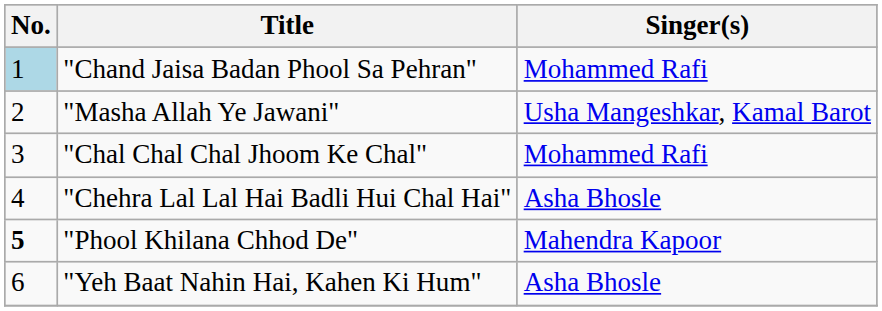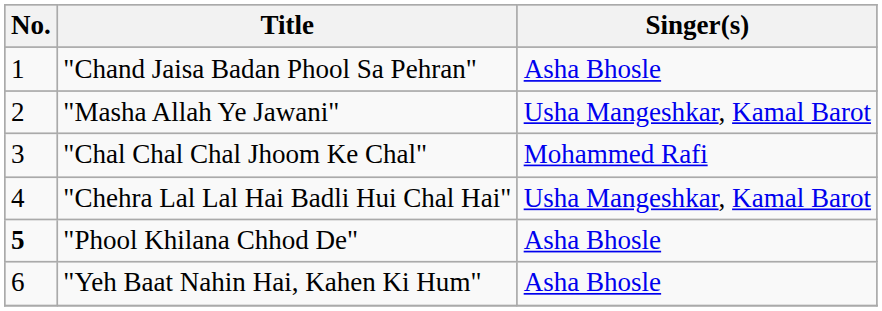(18, 68) lightblue background -> (18, 68) no background
(616, 68) Mohammed Rafi -> (592, 68) Asha Bhosle
(592, 197) Asha Bhosle -> (697, 197) Usha Mangeshkar, Kamal Barot
(622, 240) Mahendra Kapoor -> (592, 240) Asha Bhosle
